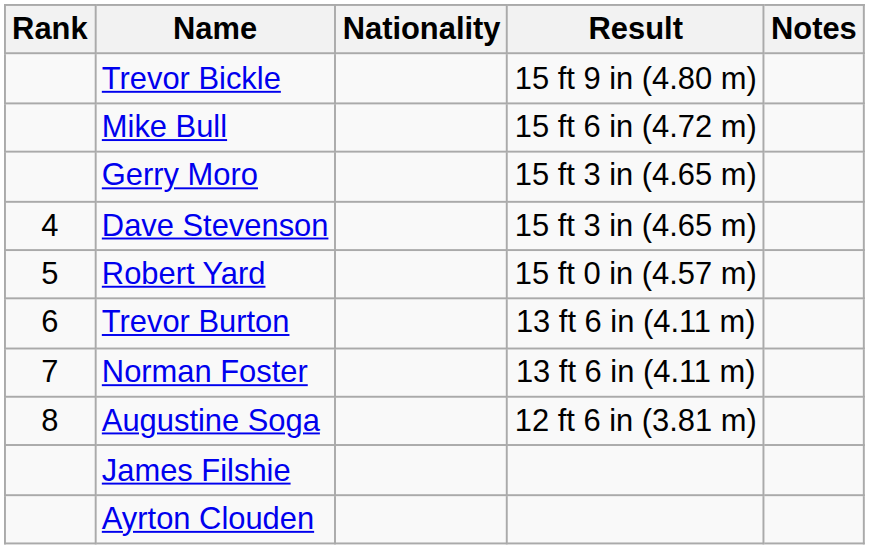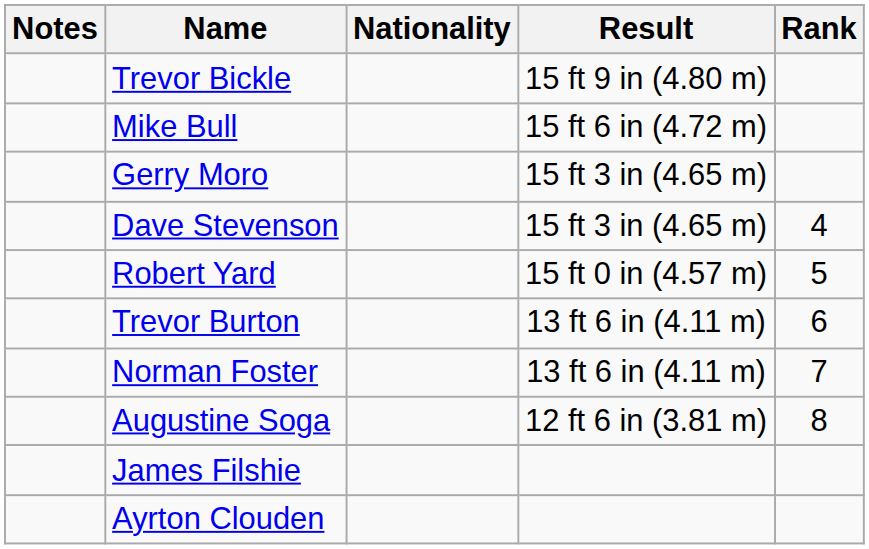columns swapped: (50, 28) <-> (814, 28)
